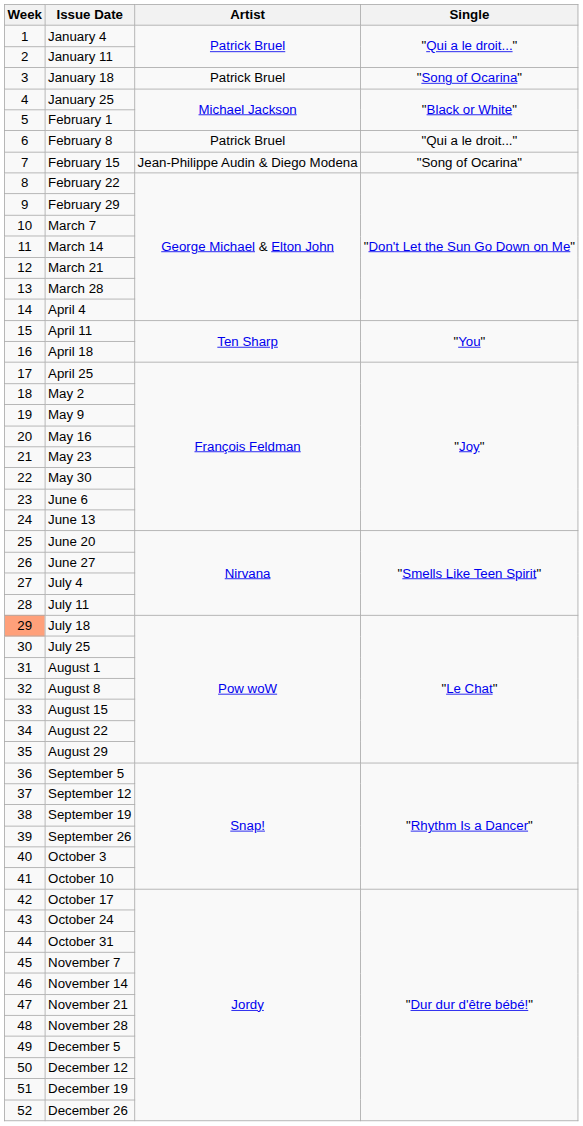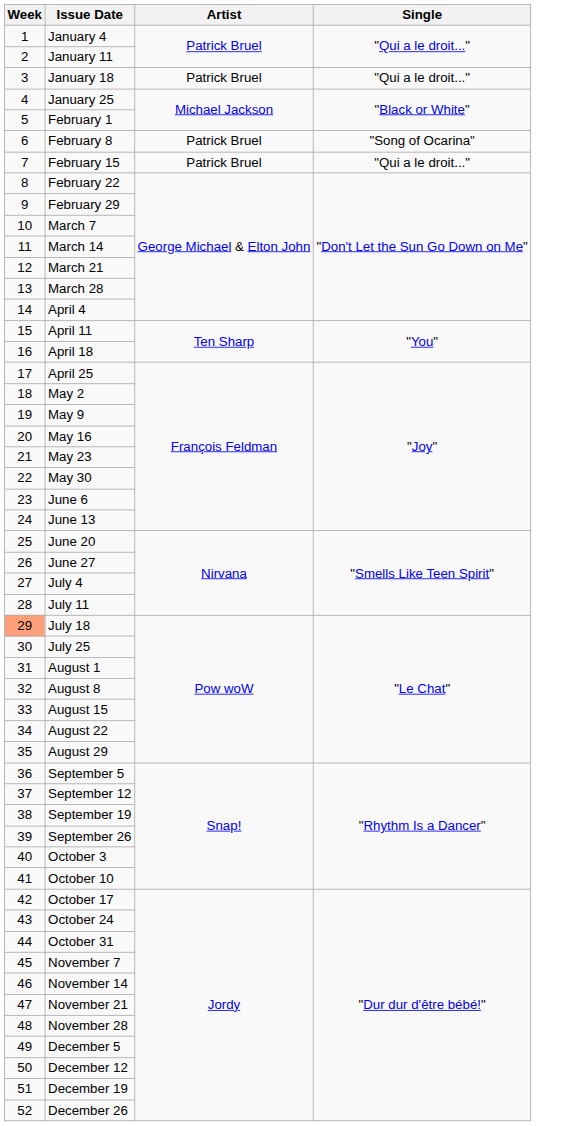(469, 78) "Song of Ocarina" -> (422, 78) "Qui a le droit..."
(469, 141) "Qui a le droit..." -> (422, 141) "Song of Ocarina"
(248, 162) Jean-Philippe Audin & Diego Modena -> (224, 162) Patrick Bruel
(469, 162) "Song of Ocarina" -> (422, 162) "Qui a le droit..."
